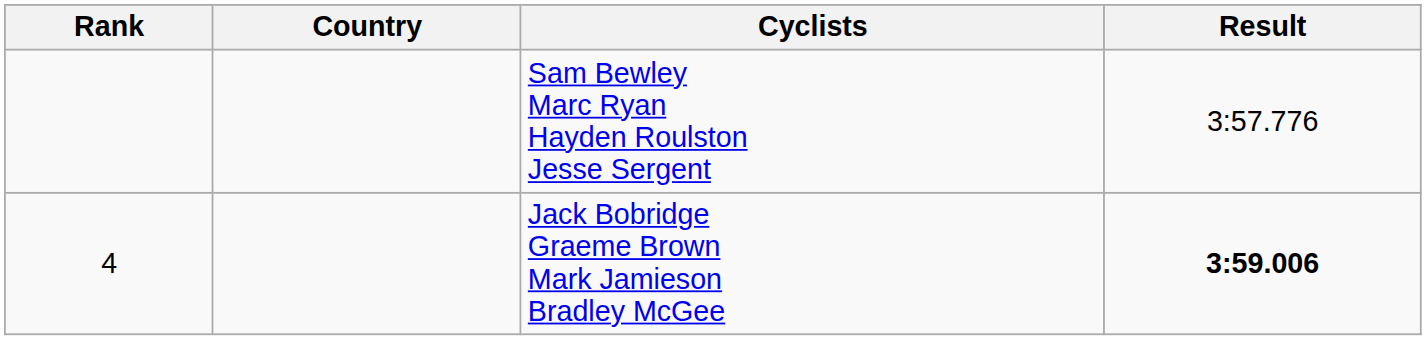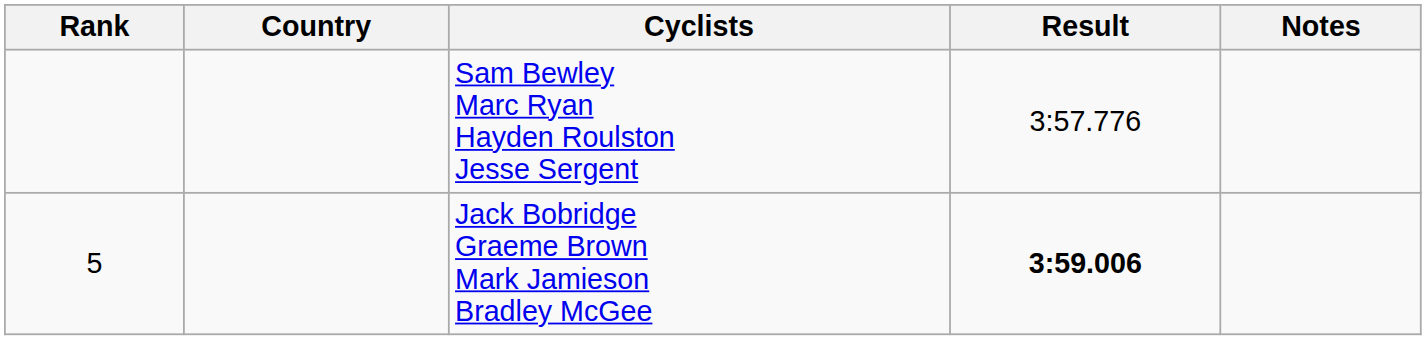+ column: (1321, 27)
(109, 263) 4 -> (94, 263) 5
